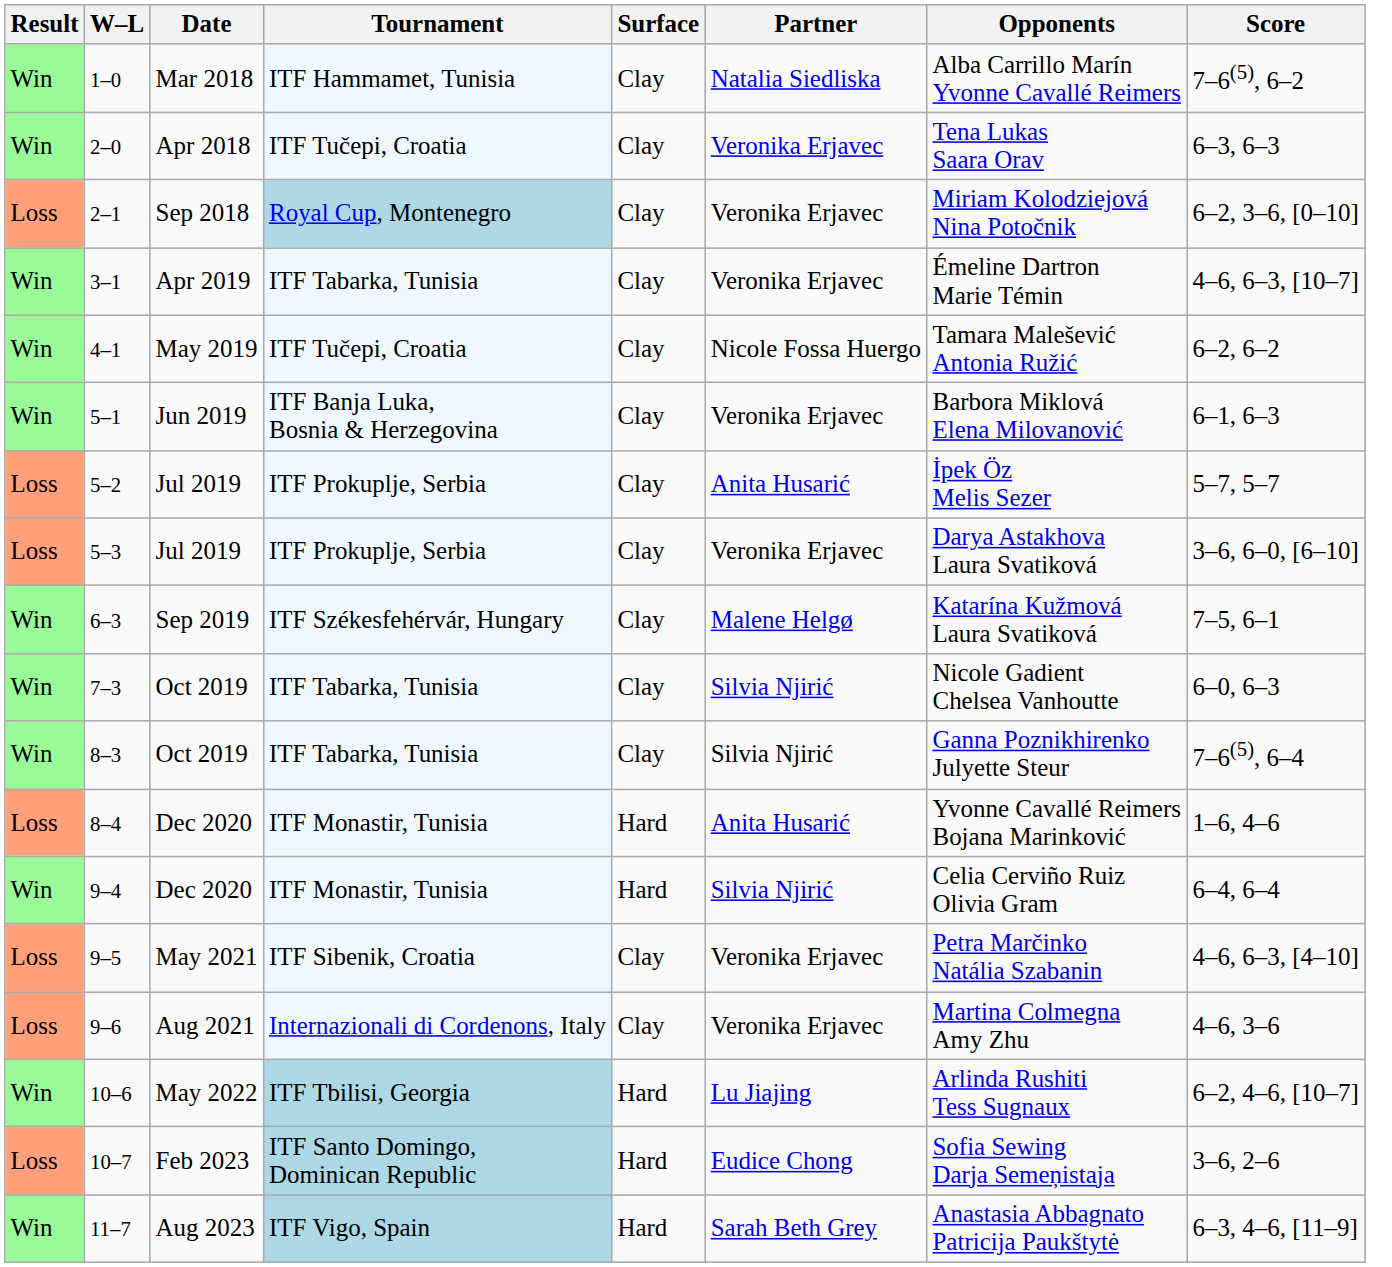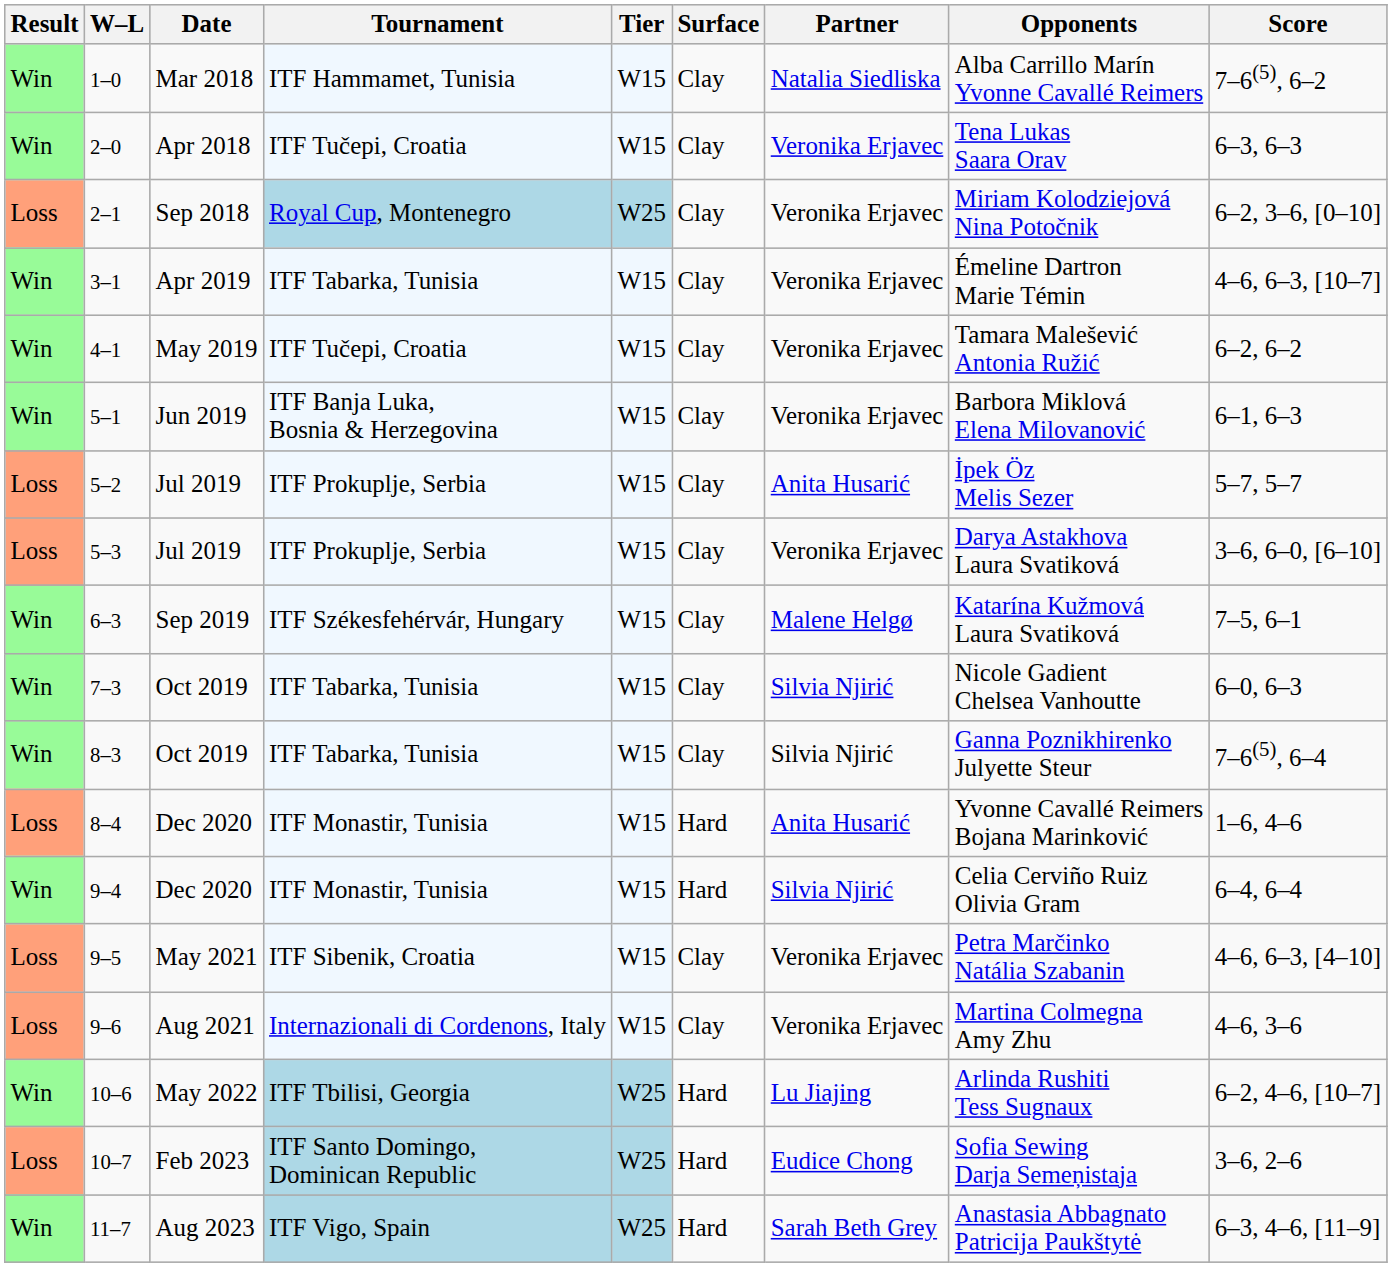+ column: (642, 24)
(816, 348) Nicole Fossa Huergo -> (857, 348) Veronika Erjavec
